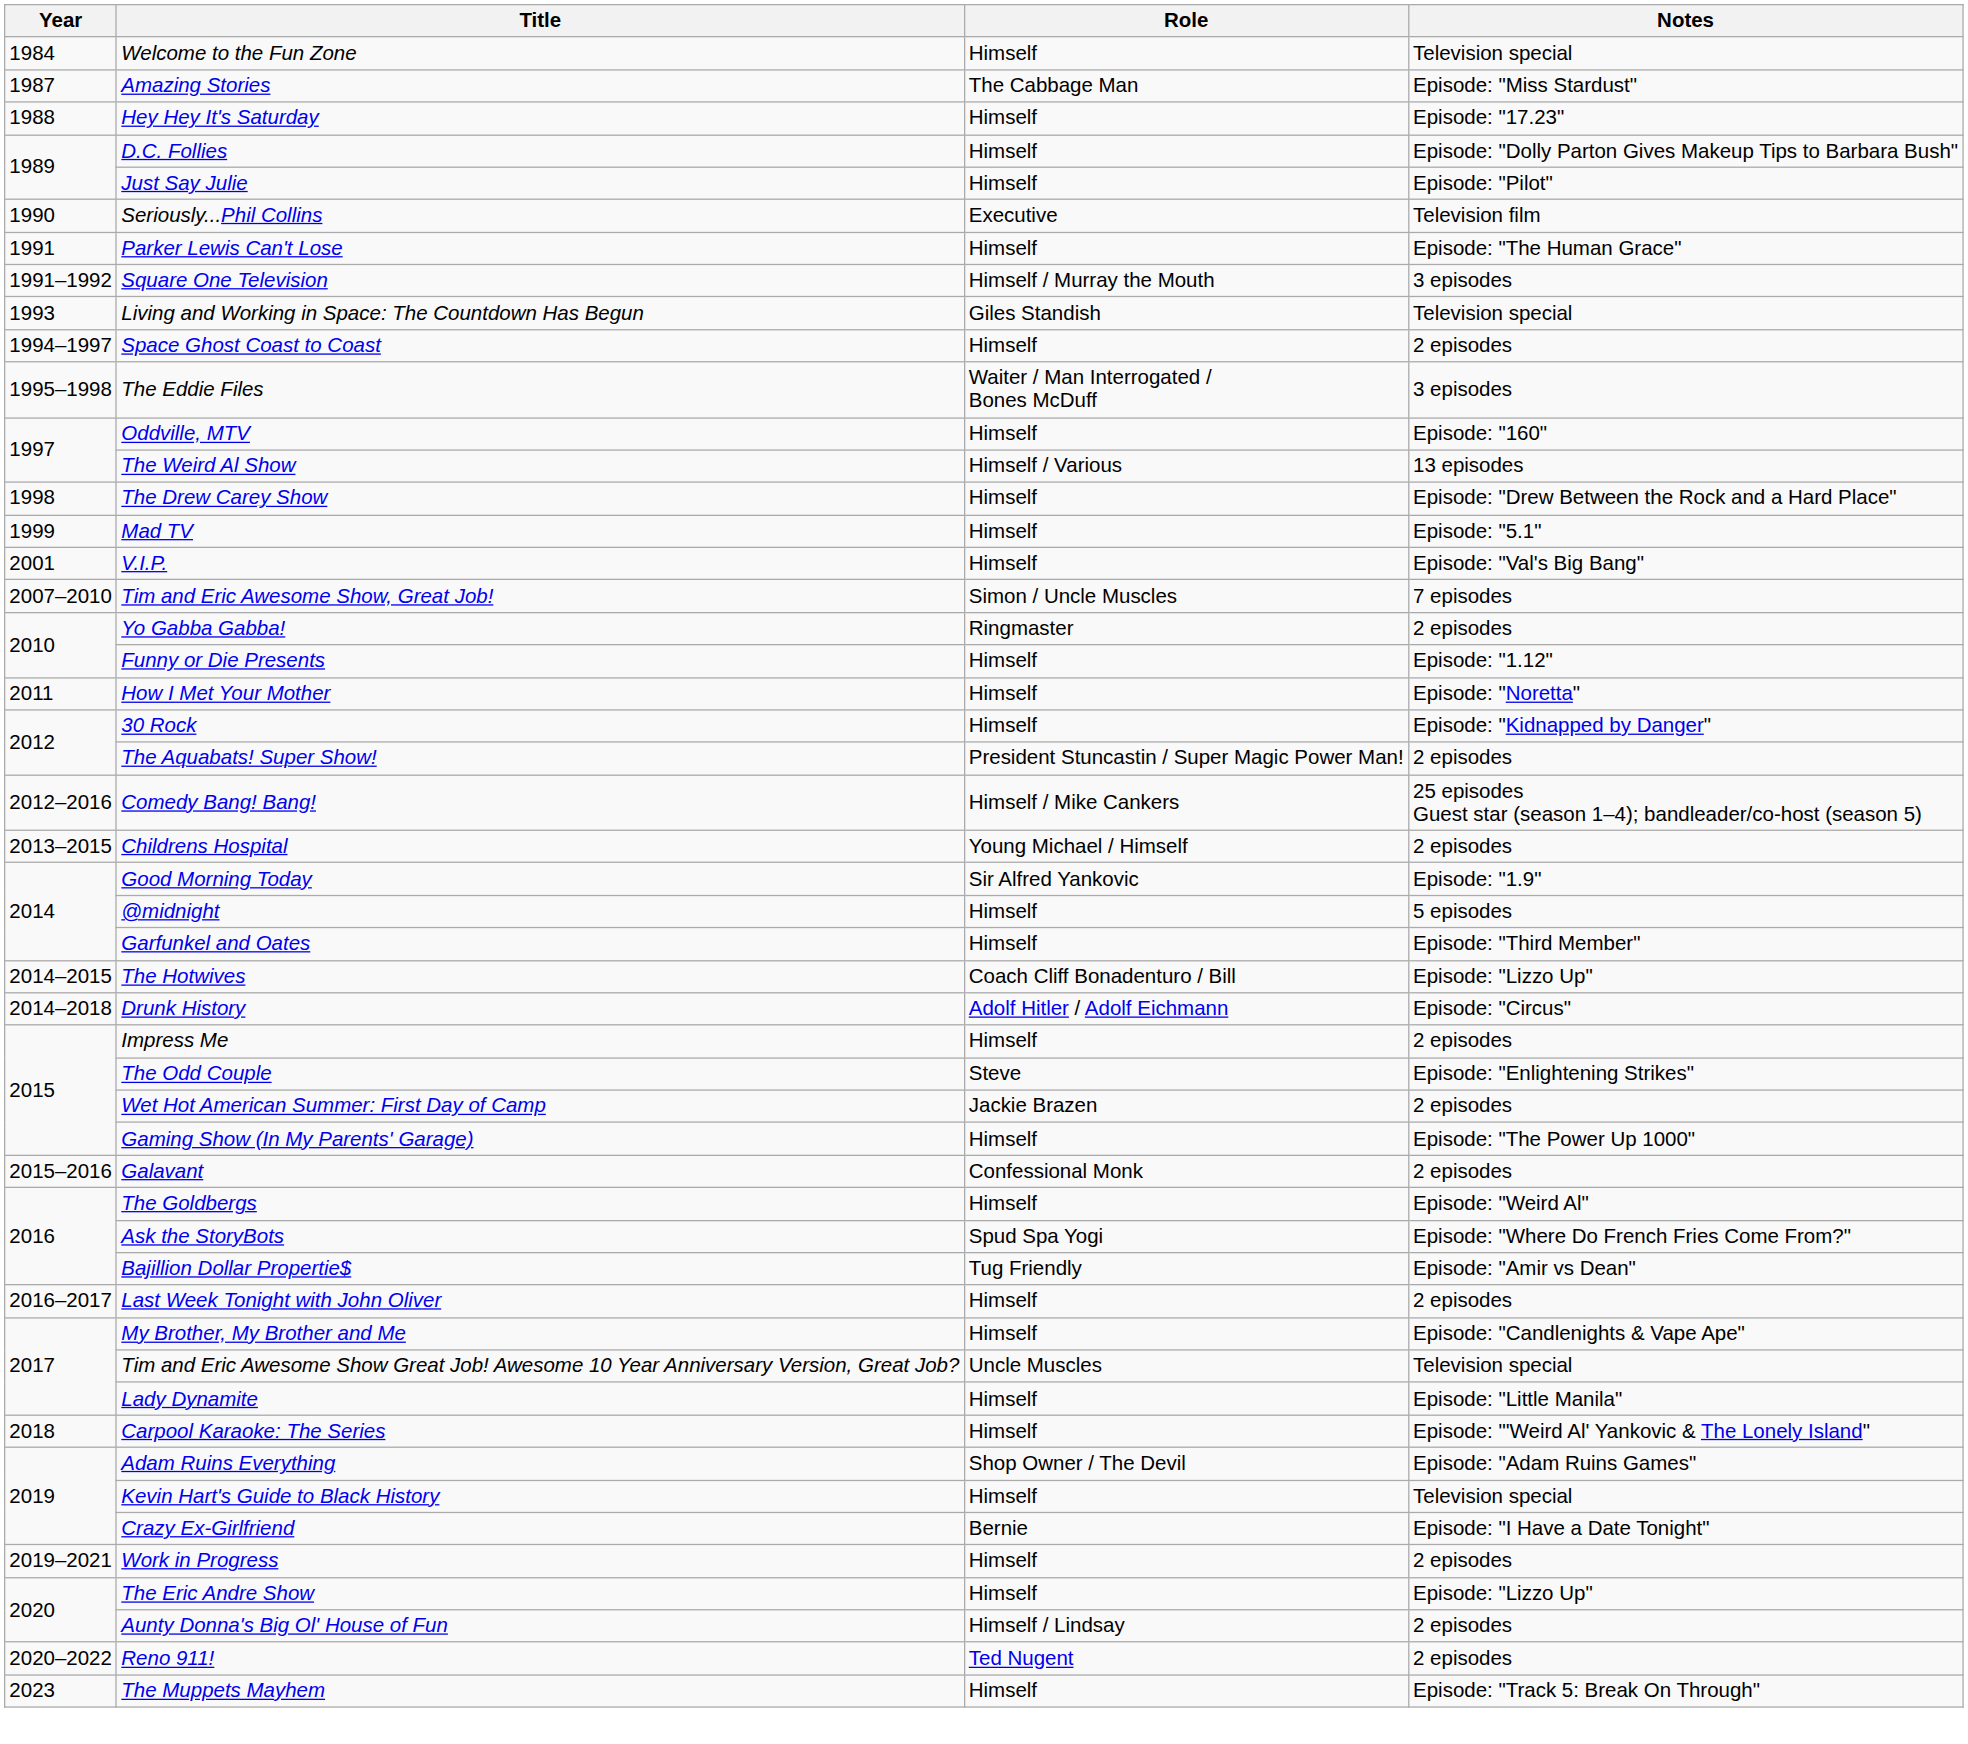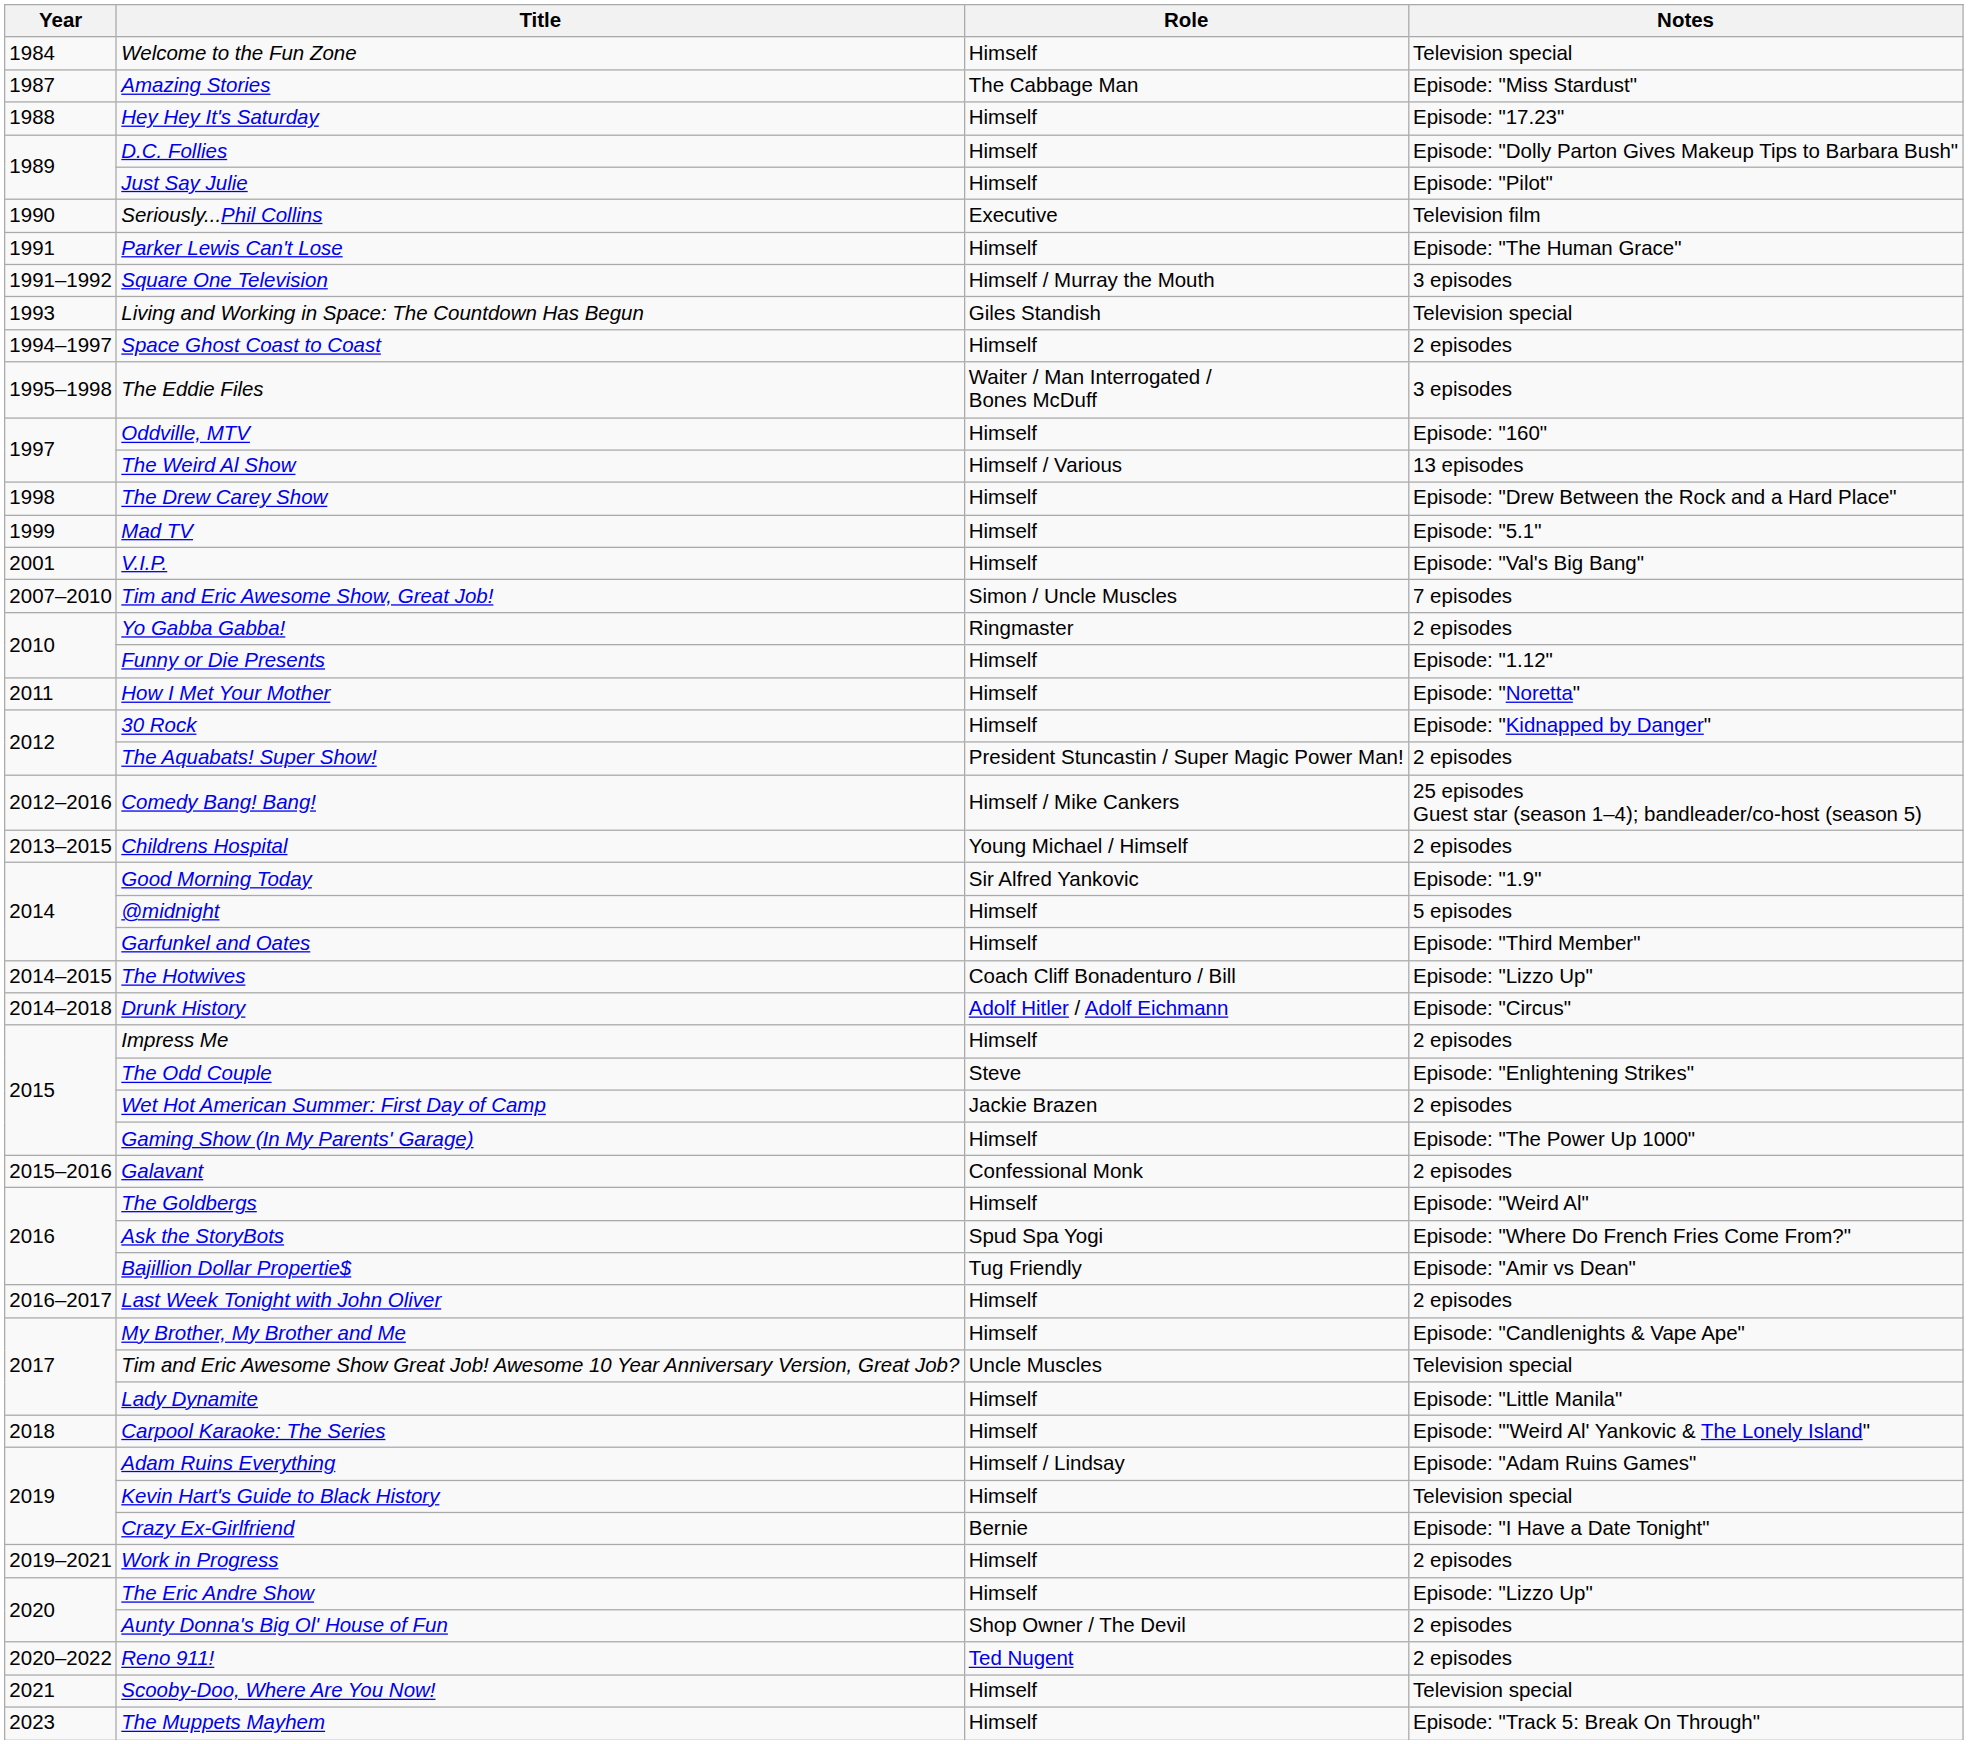(1077, 1463) Shop Owner / The Devil -> (1047, 1463) Himself / Lindsay
(1047, 1625) Himself / Lindsay -> (1077, 1625) Shop Owner / The Devil
+ row: (278, 1690)
